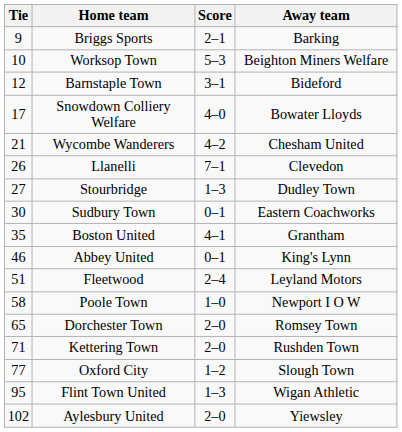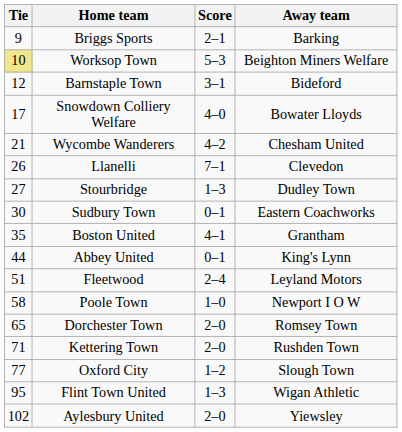(18, 60) no background -> (18, 60) khaki background
(18, 257) 46 -> (18, 257) 44
